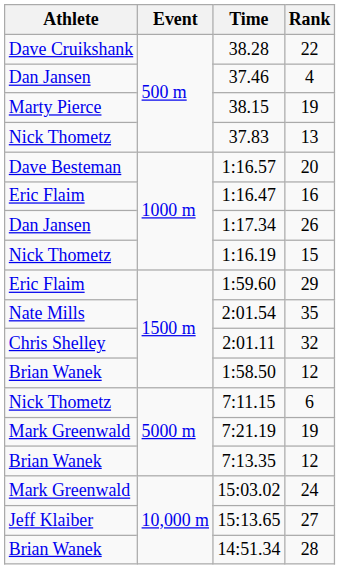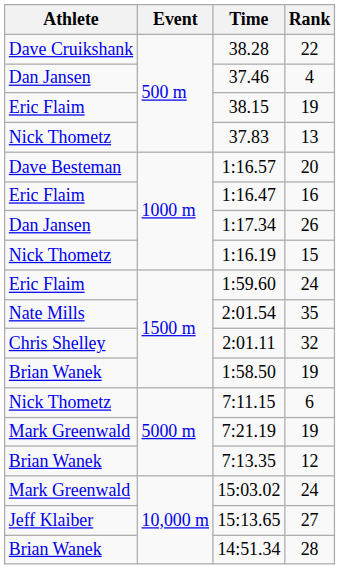(55, 107) Marty Pierce -> (47, 107) Eric Flaim
(310, 284) 29 -> (310, 284) 24
(310, 373) 12 -> (310, 373) 19
